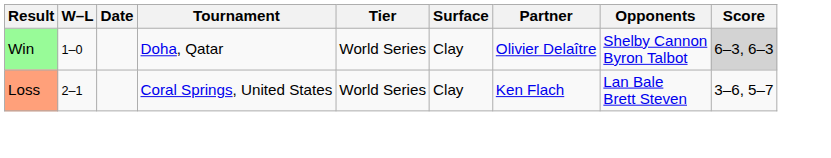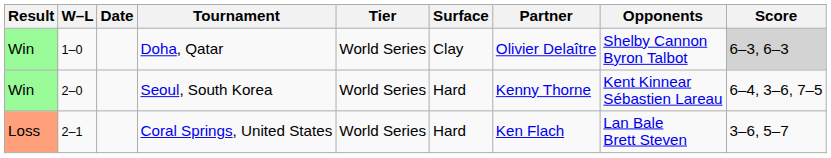+ row: (206, 90)
(448, 90) Clay -> (450, 131) Hard
